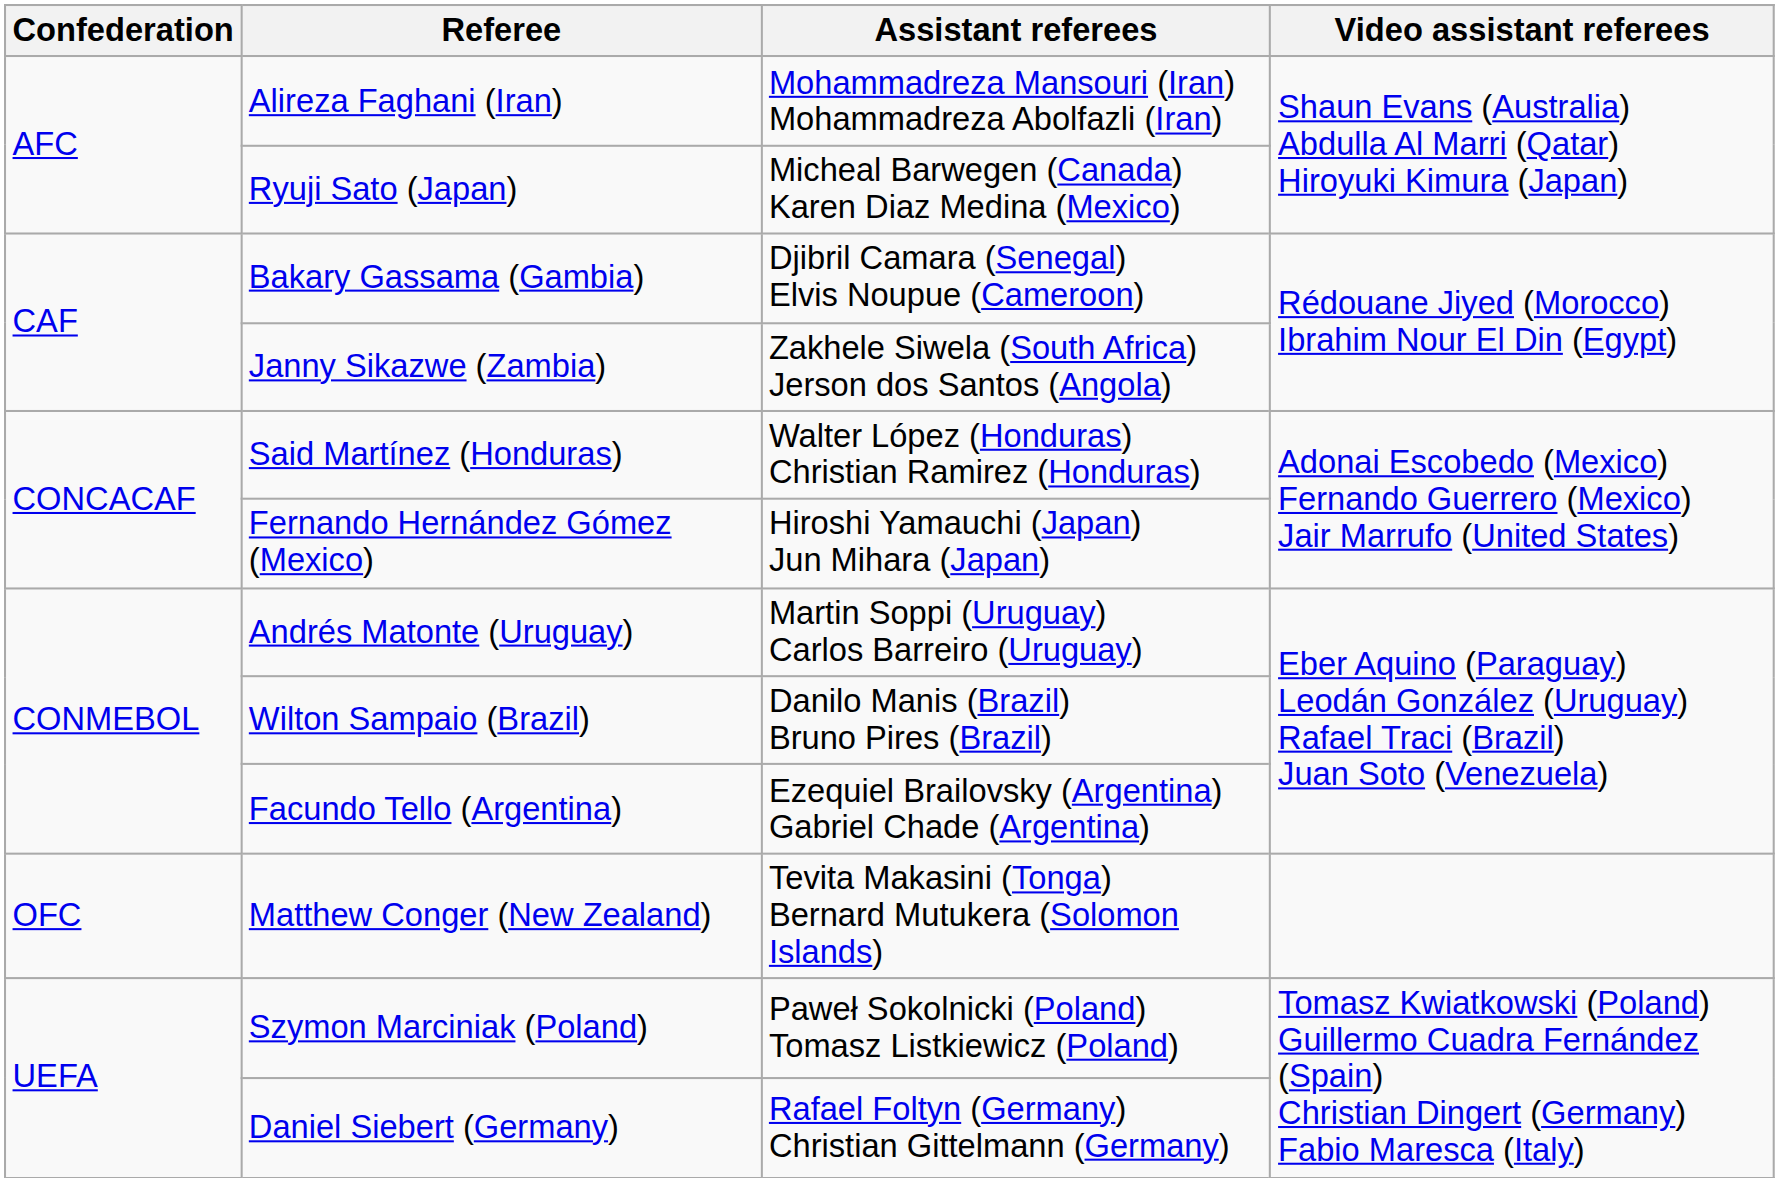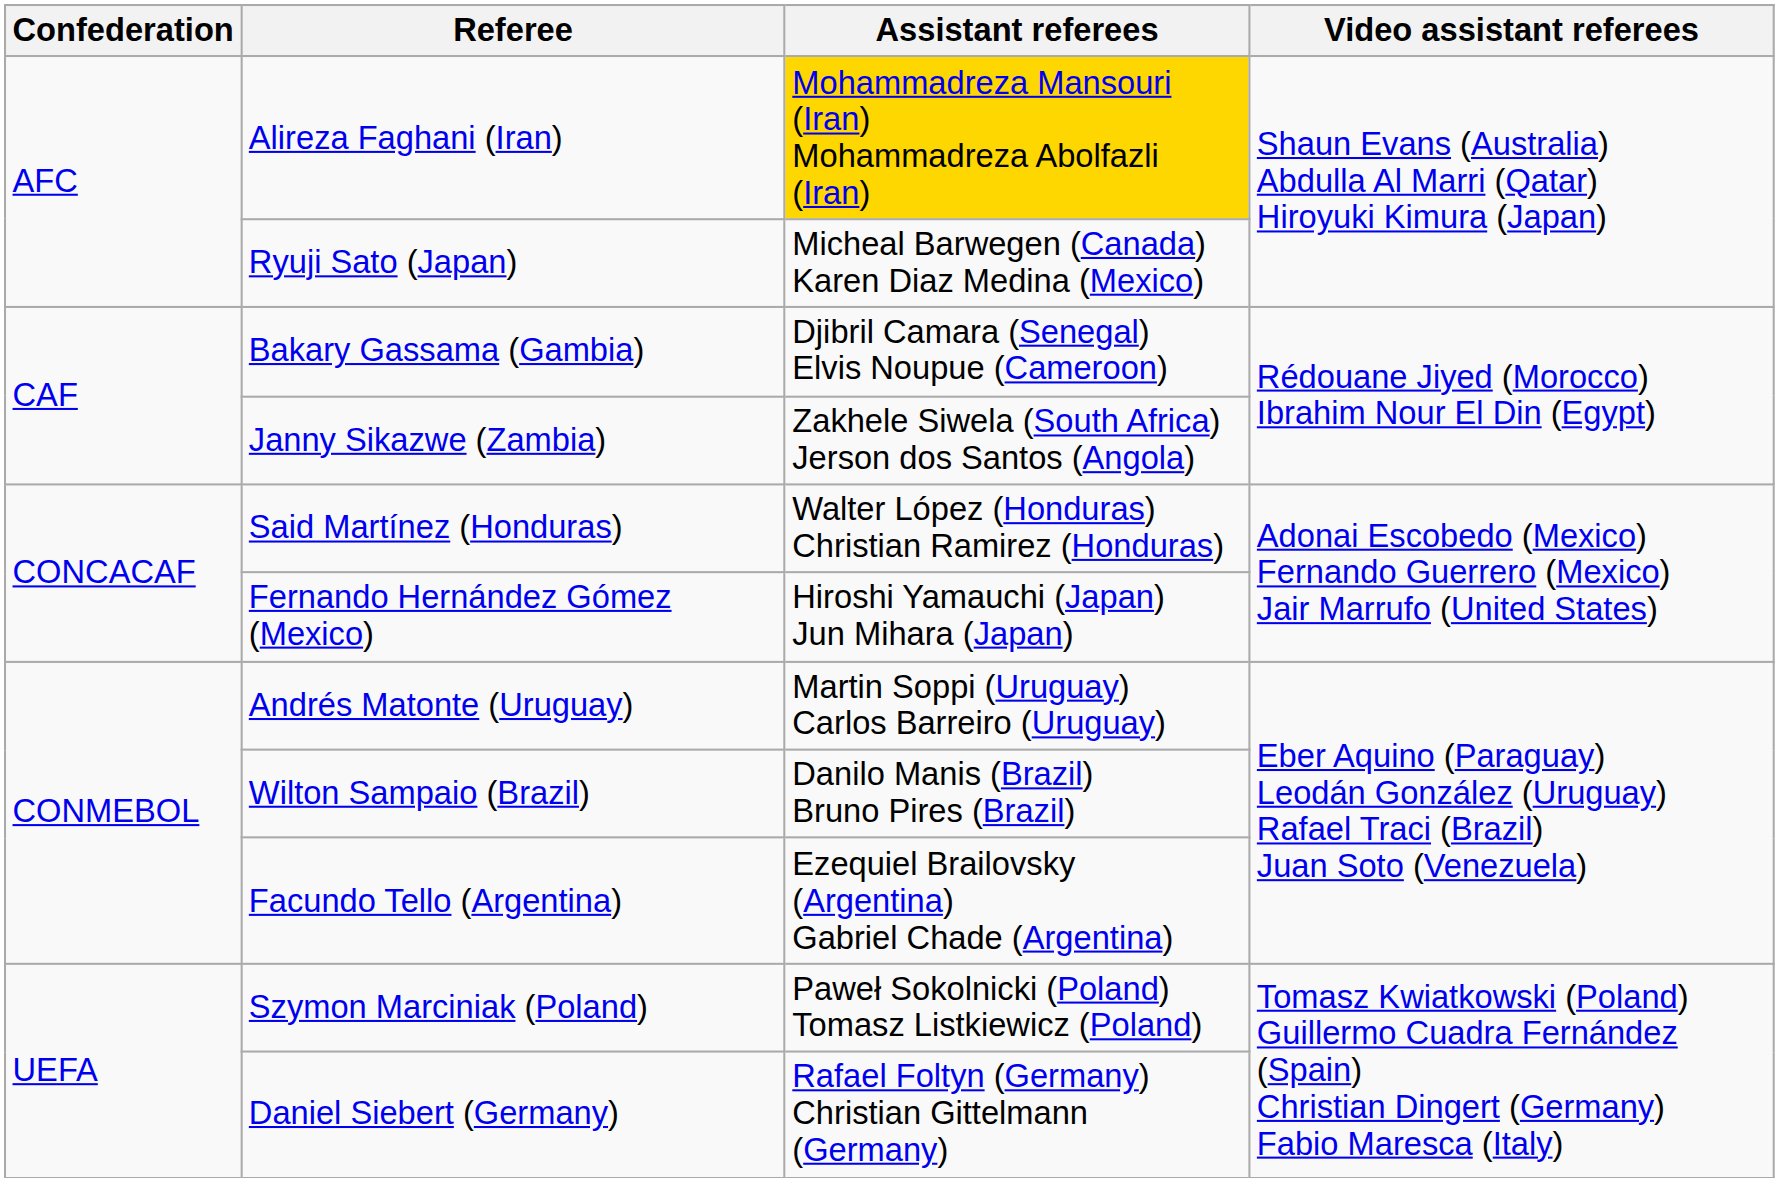(1002, 100) no background -> (982, 137) gold background
- row: (480, 915)
